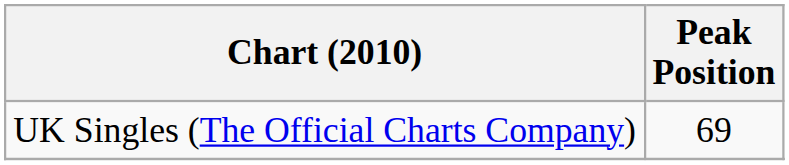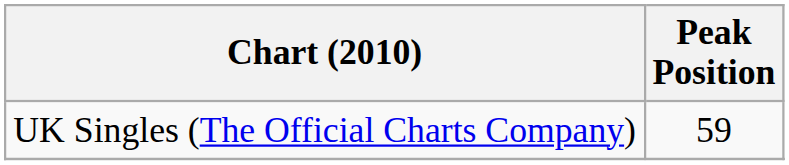(714, 129) 69 -> (714, 129) 59
